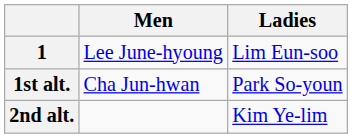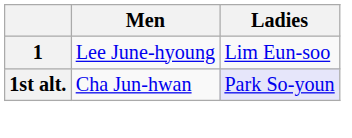(287, 84) no background -> (280, 84) lavender background
- row: (42, 116)
